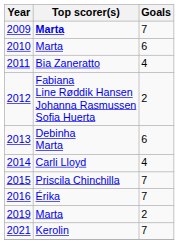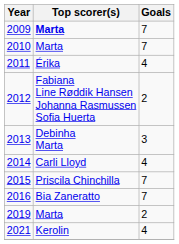(144, 47) 6 -> (144, 47) 7
(68, 64) Bia Zaneratto -> (48, 64) Érika
(144, 140) 6 -> (144, 140) 3
(48, 197) Érika -> (68, 197) Bia Zaneratto
(144, 231) 7 -> (144, 231) 4
